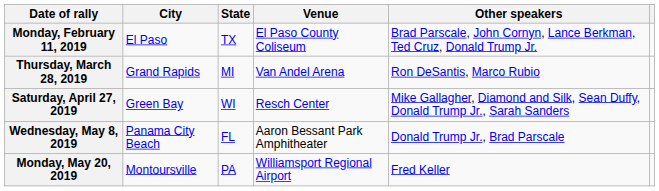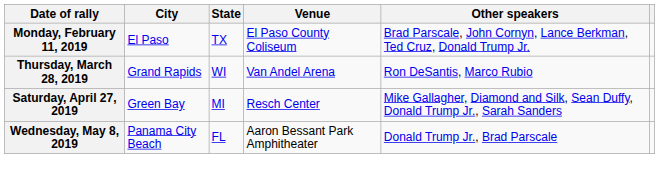(228, 72) MI -> (219, 72) WI
(228, 104) WI -> (218, 104) MI
- row: (64, 169)
